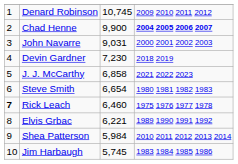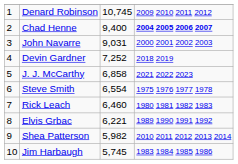(115, 27) 9,900 -> (115, 27) 9,400
(115, 58) 7,230 -> (115, 58) 7,252
(115, 89) 6,654 -> (115, 89) 6,554
(174, 89) 1980 1981 1982 1983 -> (174, 89) 1975 1976 1977 1978
(9, 105) bold -> (9, 105) normal
(174, 105) 1975 1976 1977 1978 -> (174, 105) 1980 1981 1982 1983
(115, 136) 5,984 -> (115, 136) 5,982
